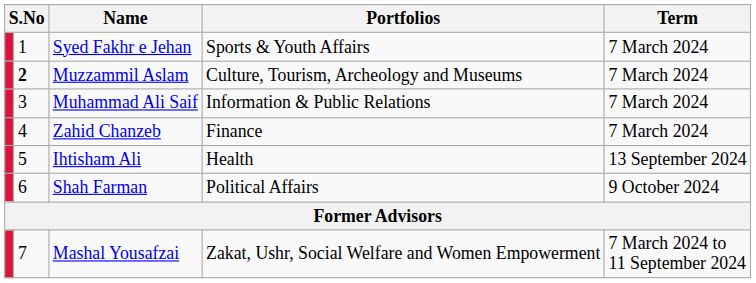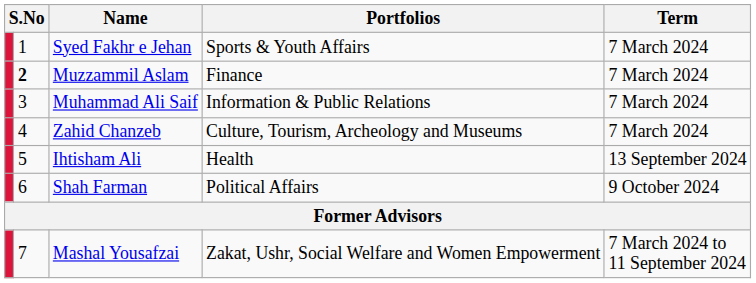(364, 74) Culture, Tourism, Archeology and Museums -> (234, 74) Finance
(234, 131) Finance -> (364, 131) Culture, Tourism, Archeology and Museums
